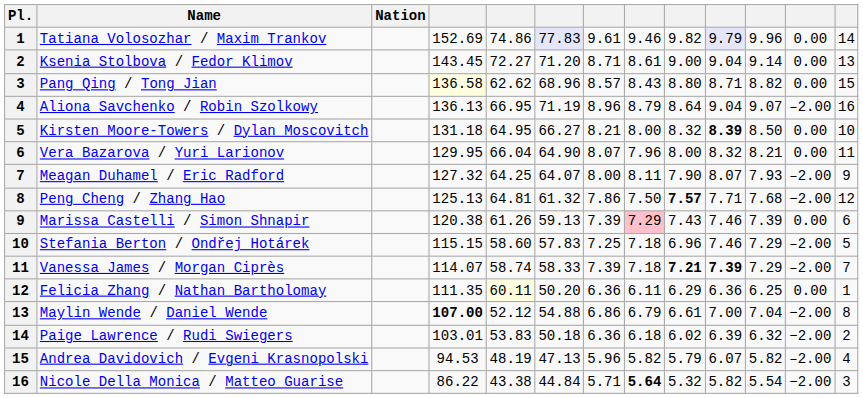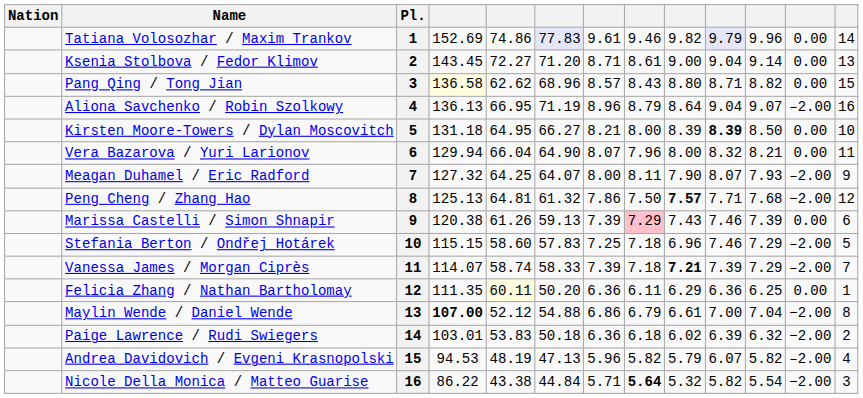columns swapped: (21, 16) <-> (400, 16)
(685, 130) 8.32 -> (685, 130) 8.39
(458, 153) 129.95 -> (458, 153) 129.94
(725, 268) bold -> (725, 268) normal
